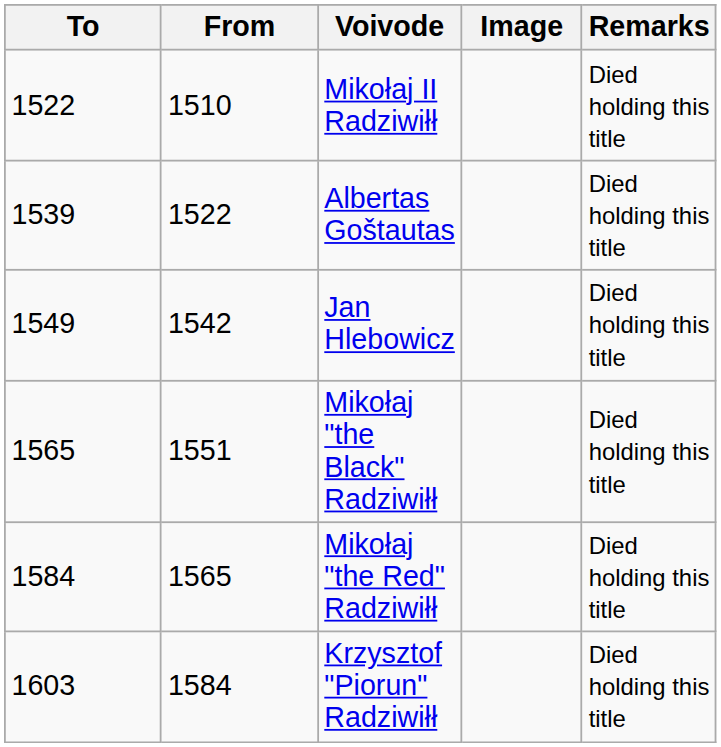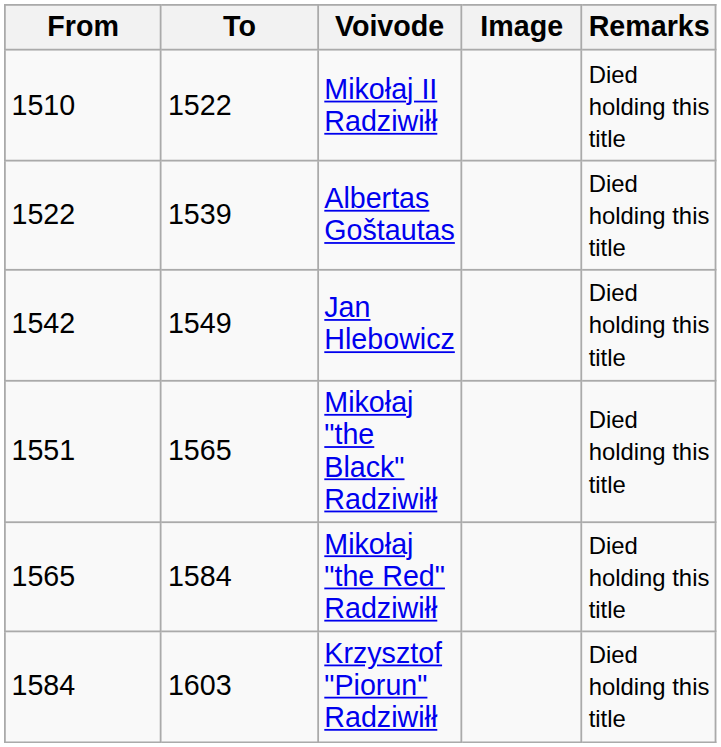columns swapped: (239, 27) <-> (83, 27)
